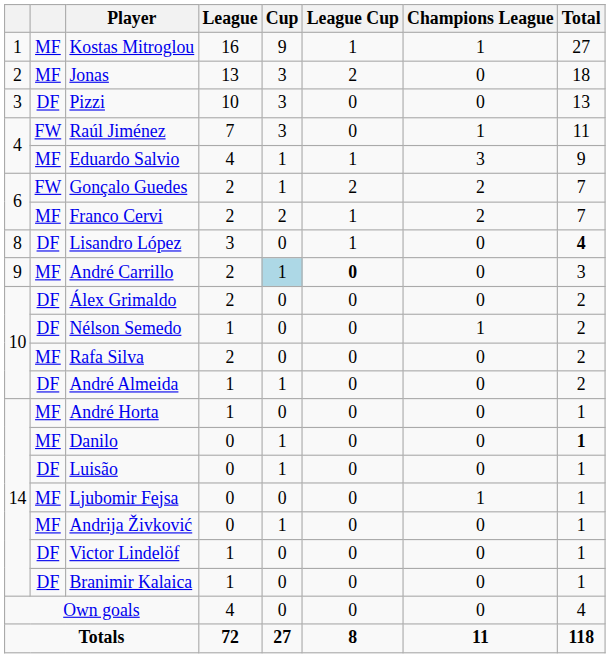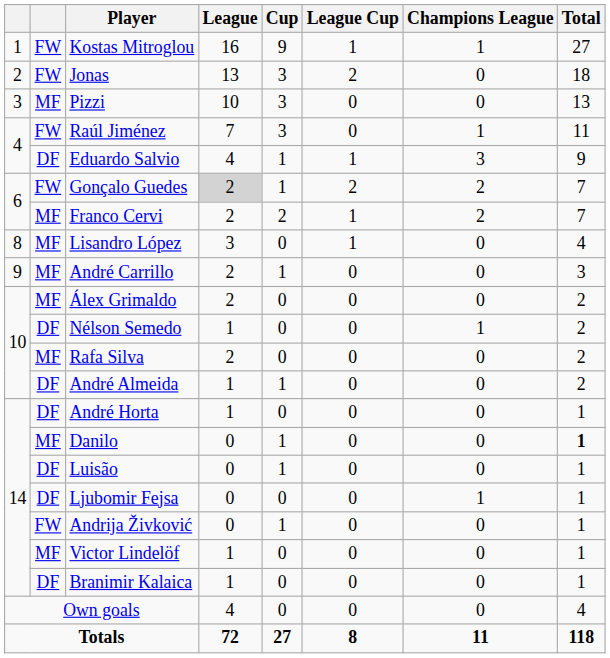(48, 46) MF -> (48, 46) FW
(48, 74) MF -> (48, 74) FW
(48, 103) DF -> (48, 103) MF
(48, 159) MF -> (48, 159) DF
(230, 187) no background -> (230, 187) lightgrey background
(48, 243) DF -> (48, 243) MF
(581, 243) bold -> (581, 243) normal
(282, 272) lightblue background -> (282, 272) no background
(353, 272) bold -> (353, 272) normal
(48, 300) DF -> (48, 300) MF
(48, 412) MF -> (48, 412) DF
(48, 497) MF -> (48, 497) DF
(48, 525) MF -> (48, 525) FW
(48, 553) DF -> (48, 553) MF
